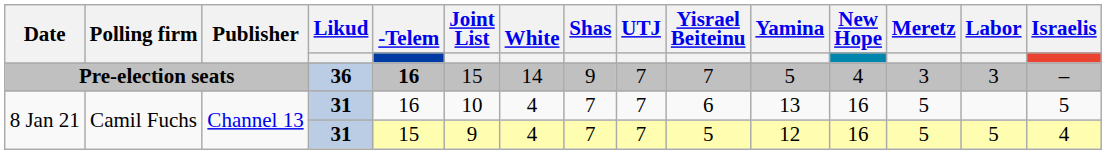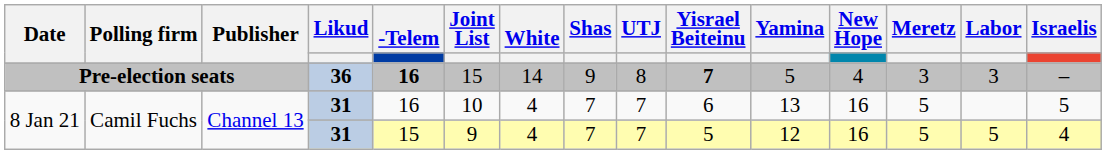(641, 76) 7 -> (641, 76) 8
(708, 76) normal -> (708, 76) bold
